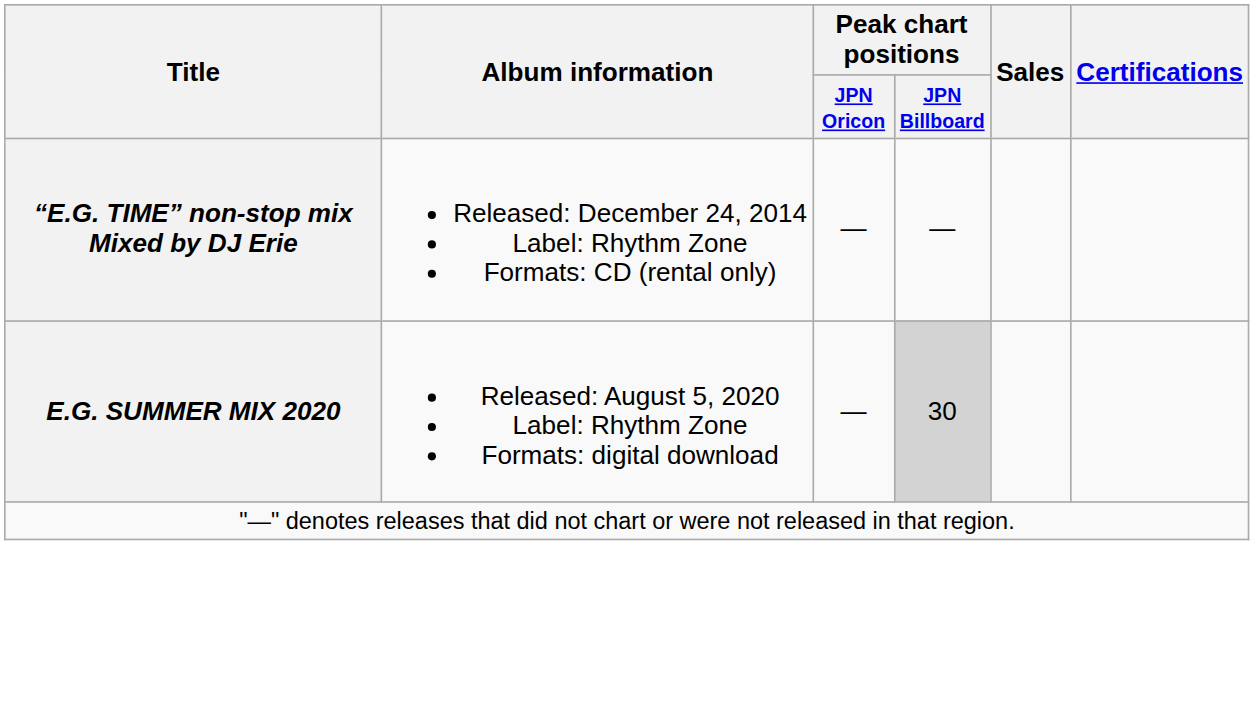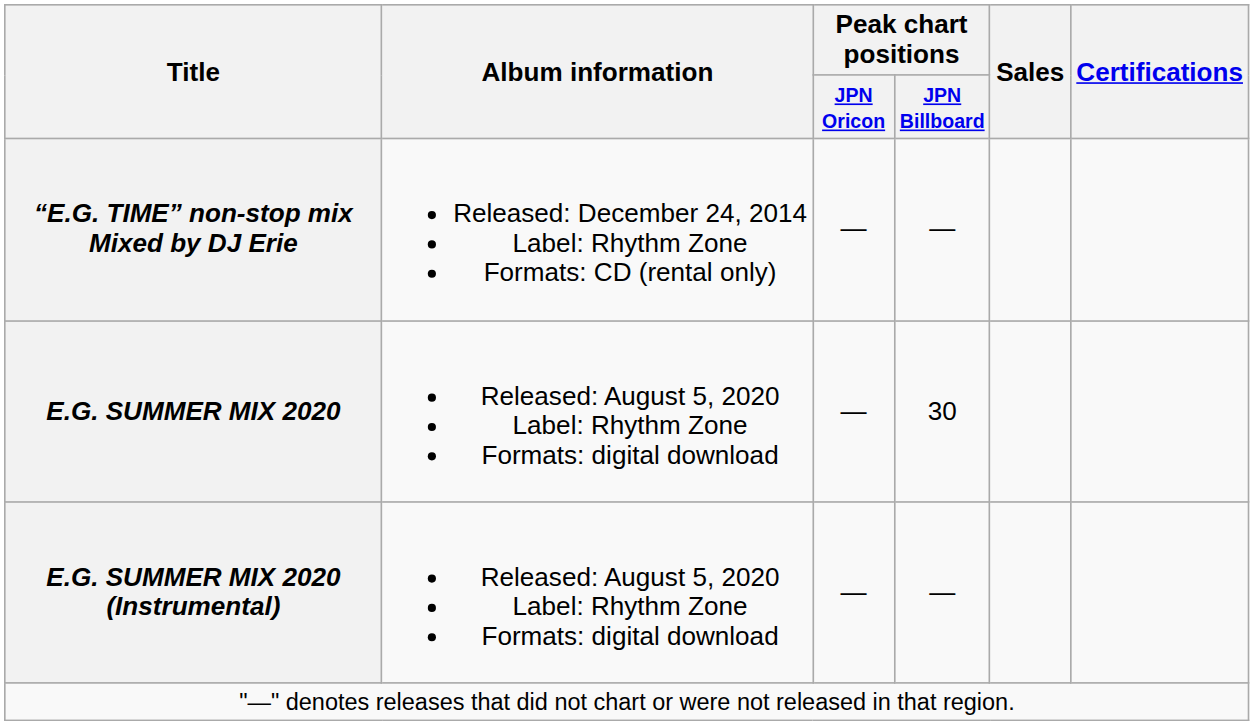(942, 410) lightgrey background -> (942, 410) no background
+ row: (193, 592)
